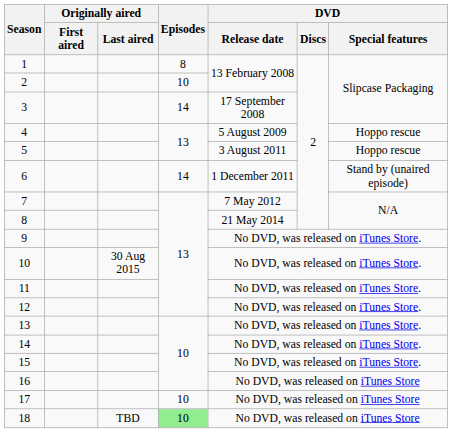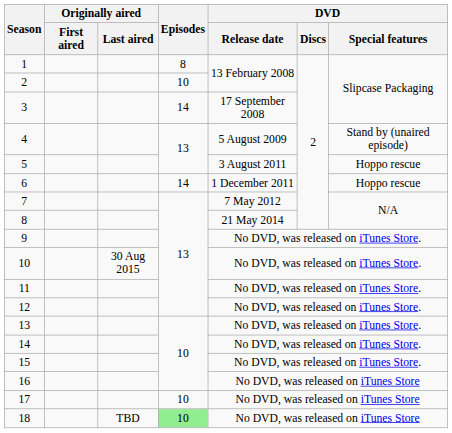(388, 132) Hoppo rescue -> (388, 139) Stand by (unaired episode)
(388, 176) Stand by (unaired episode) -> (388, 182) Hoppo rescue
